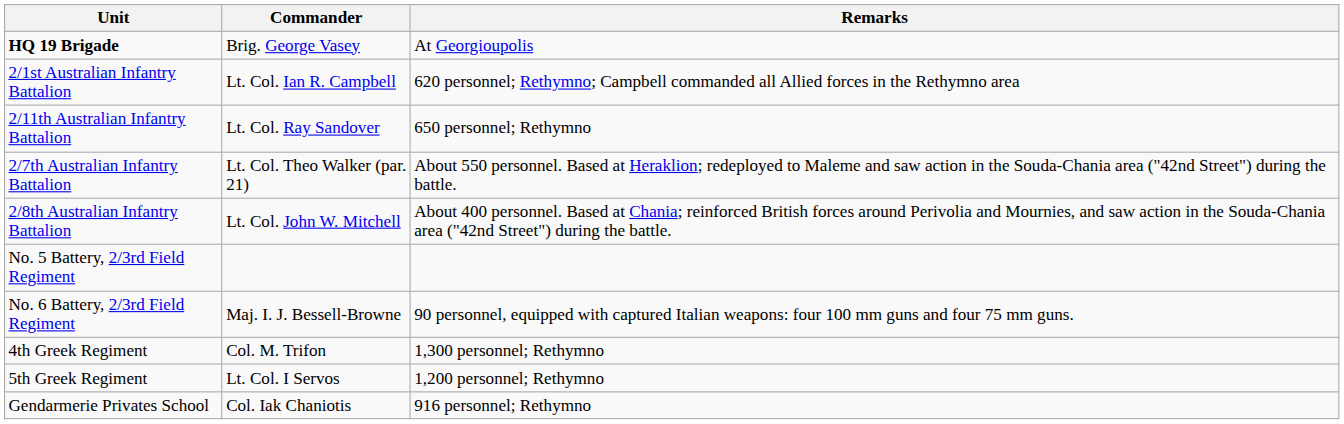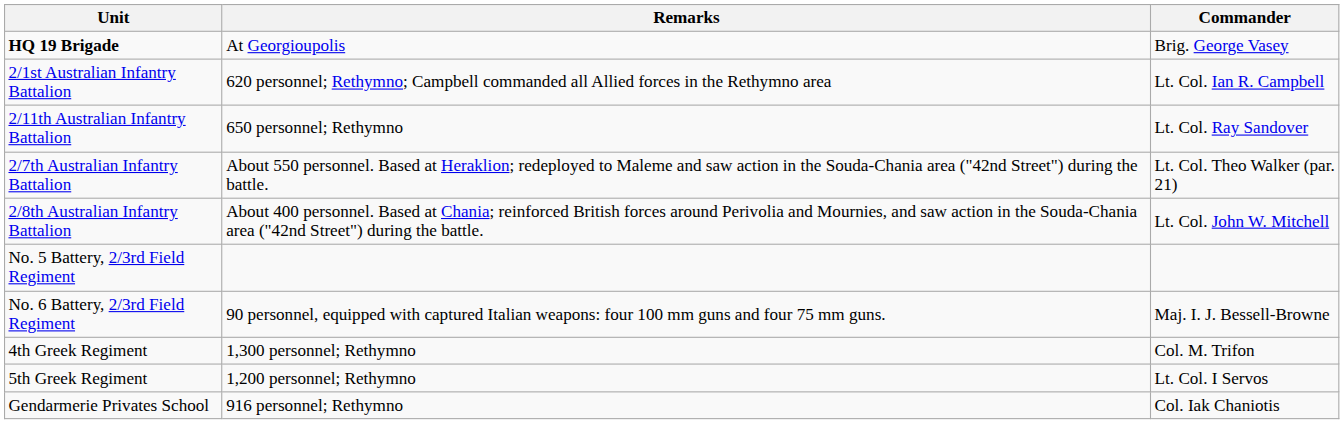columns swapped: (316, 18) <-> (875, 18)
